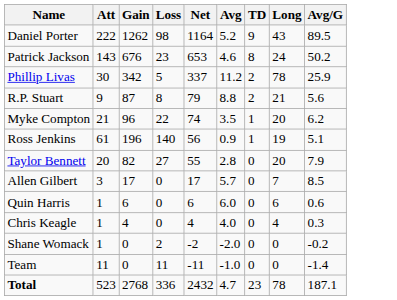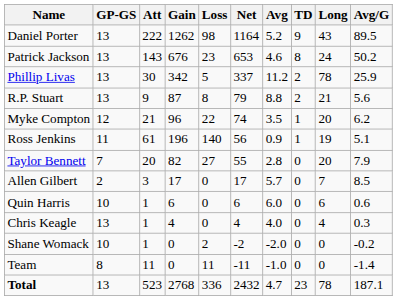+ column: (116, 14)
